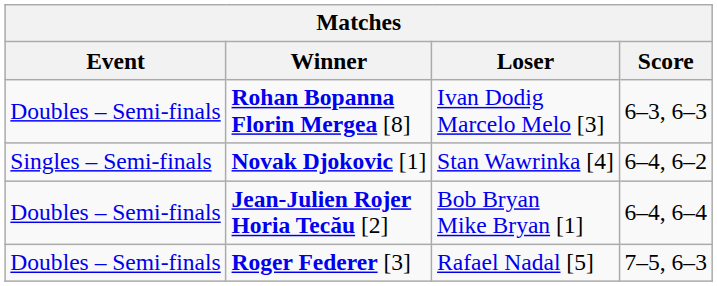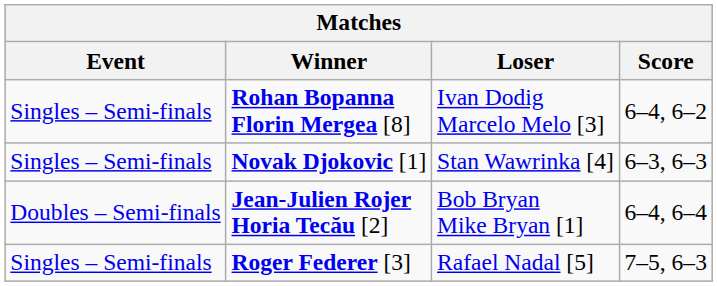(116, 110) Doubles – Semi-finals -> (111, 110) Singles – Semi-finals
(666, 110) 6–3, 6–3 -> (666, 110) 6–4, 6–2
(666, 161) 6–4, 6–2 -> (666, 161) 6–3, 6–3
(116, 262) Doubles – Semi-finals -> (111, 262) Singles – Semi-finals
